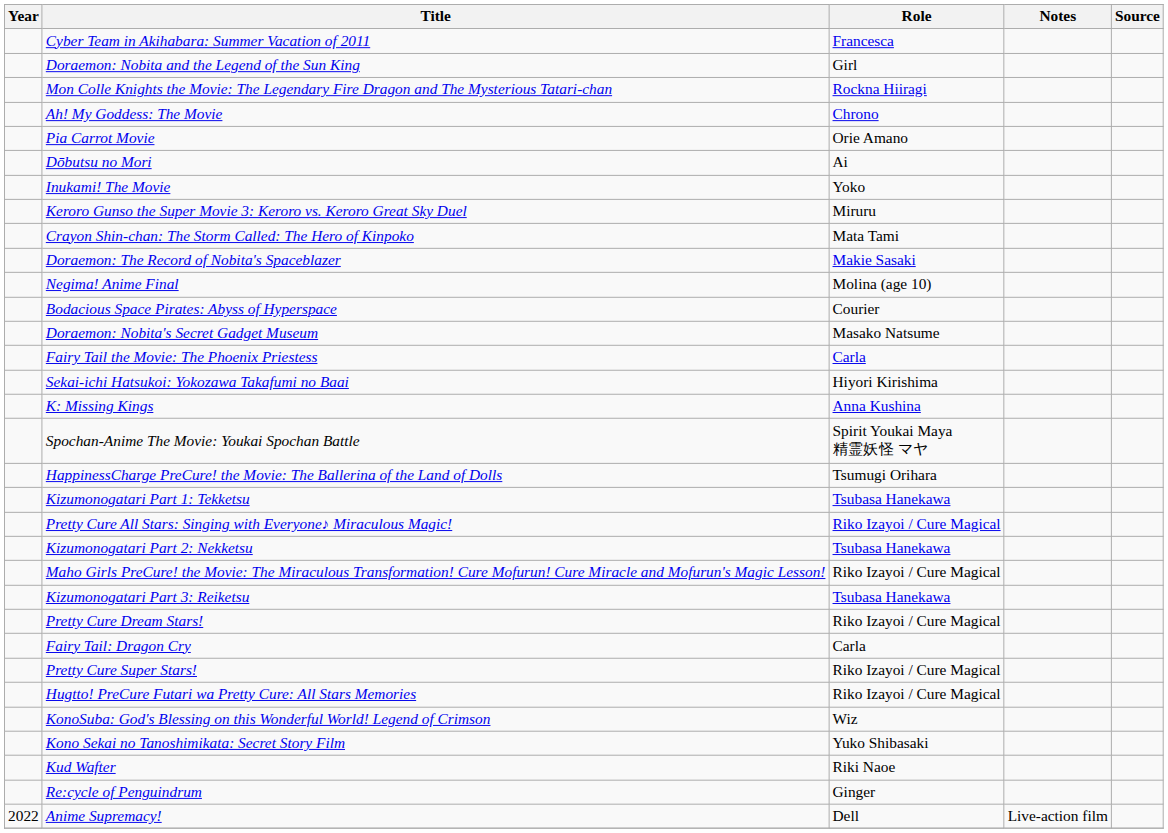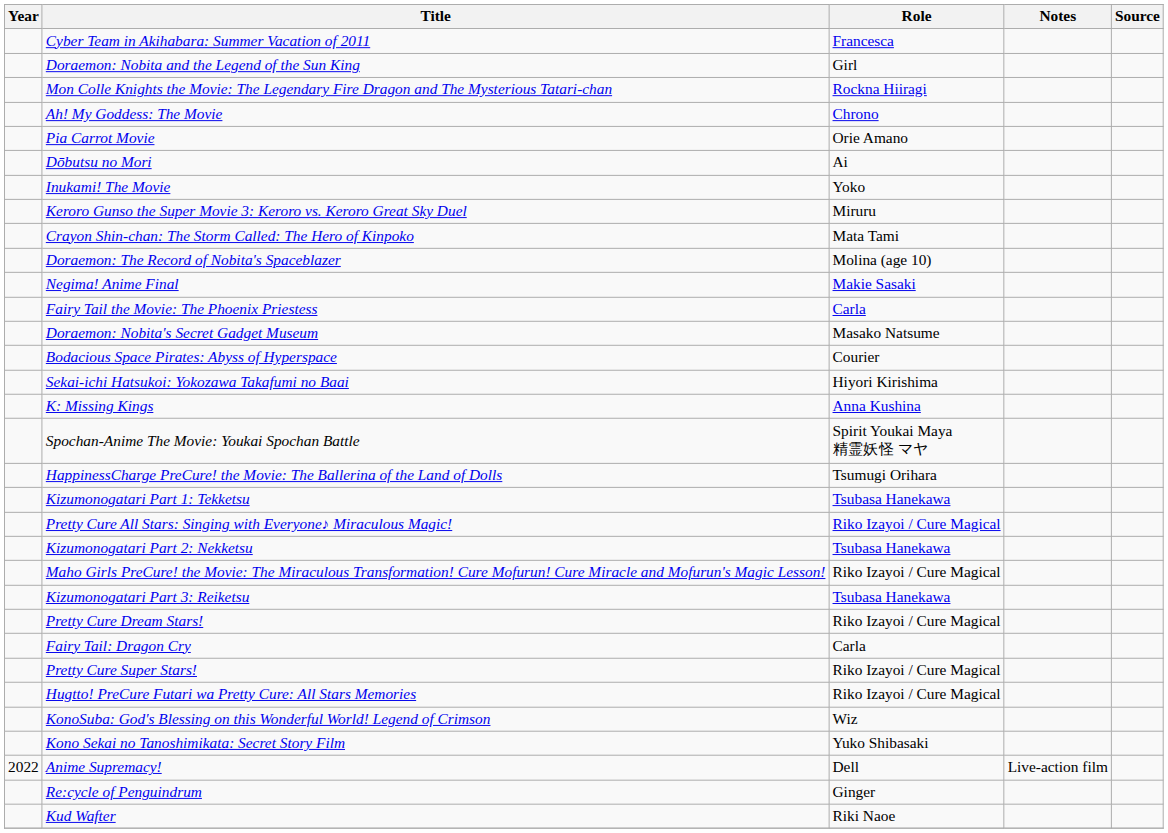(874, 260) Makie Sasaki -> (882, 260) Molina (age 10)
(882, 284) Molina (age 10) -> (874, 284) Makie Sasaki
rows swapped: (182, 357) <-> (191, 308)
rows swapped: (81, 767) <-> (104, 816)
